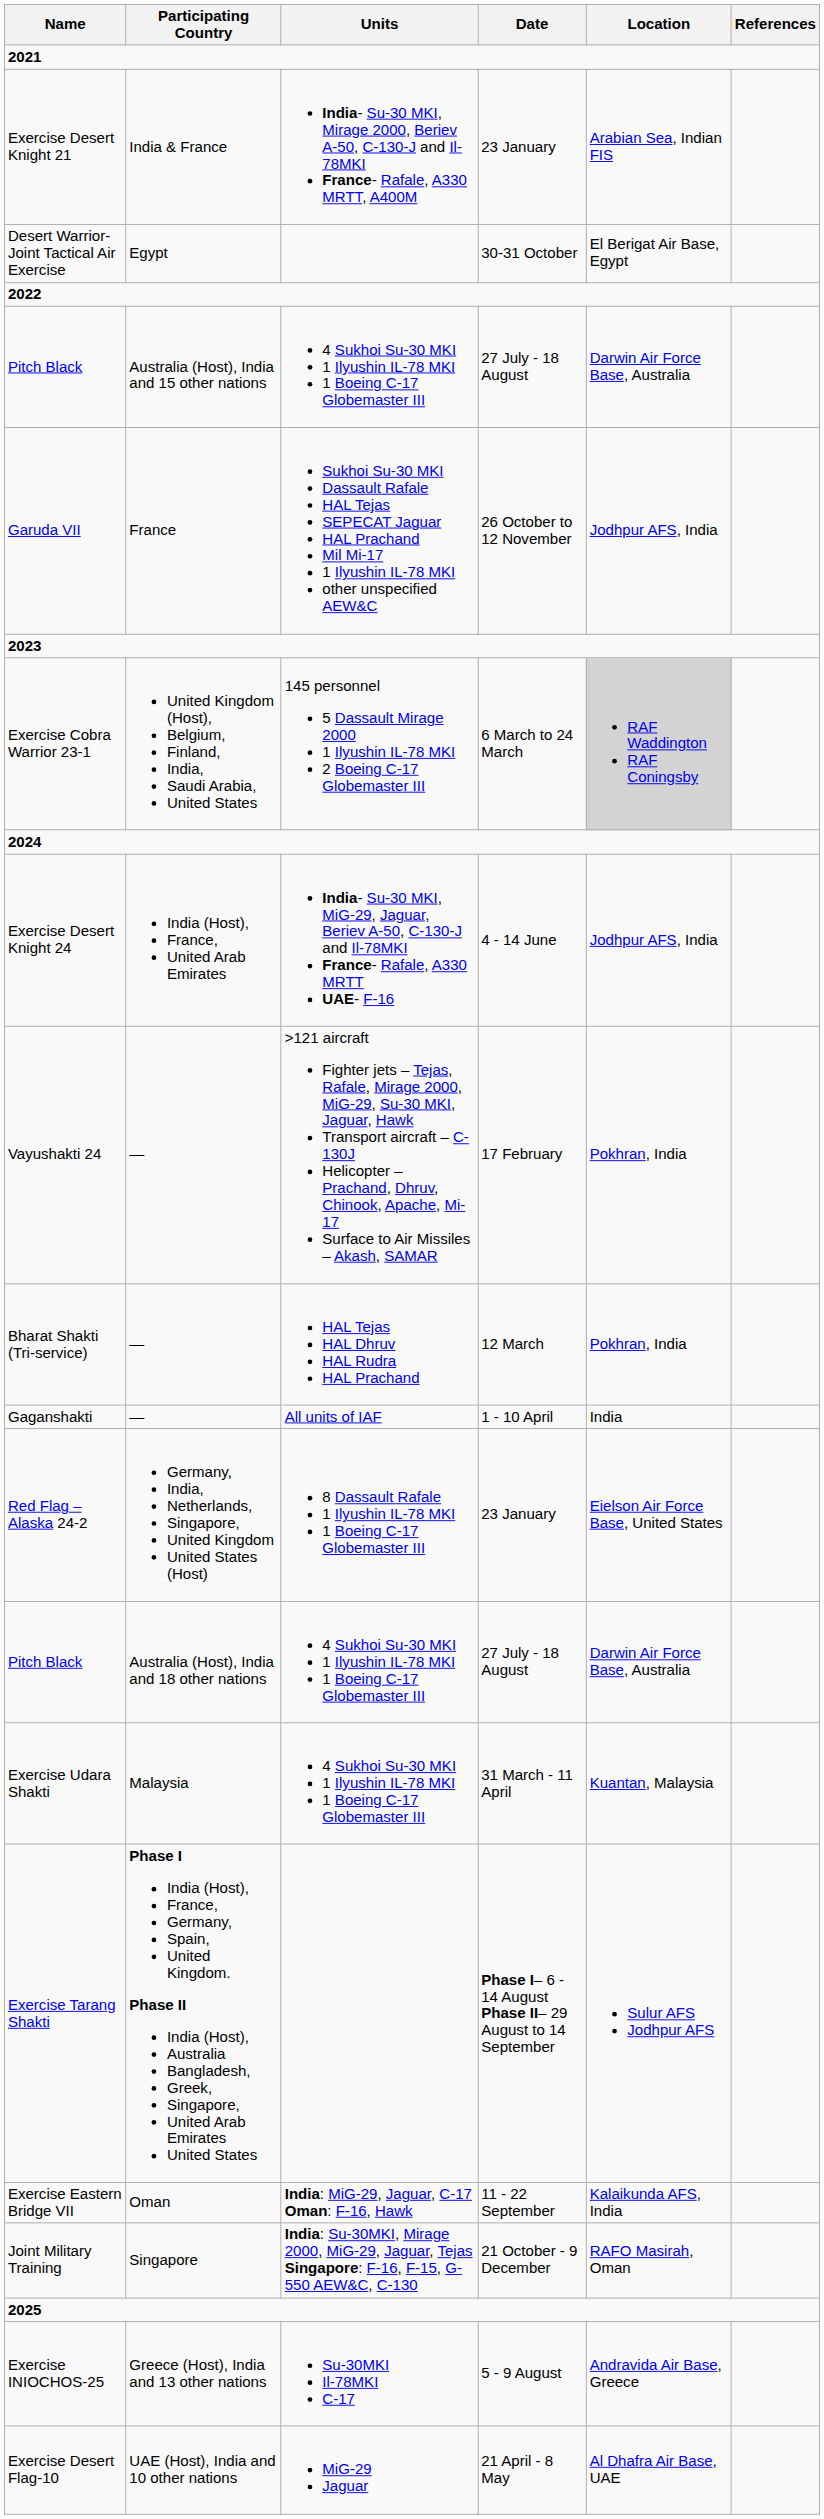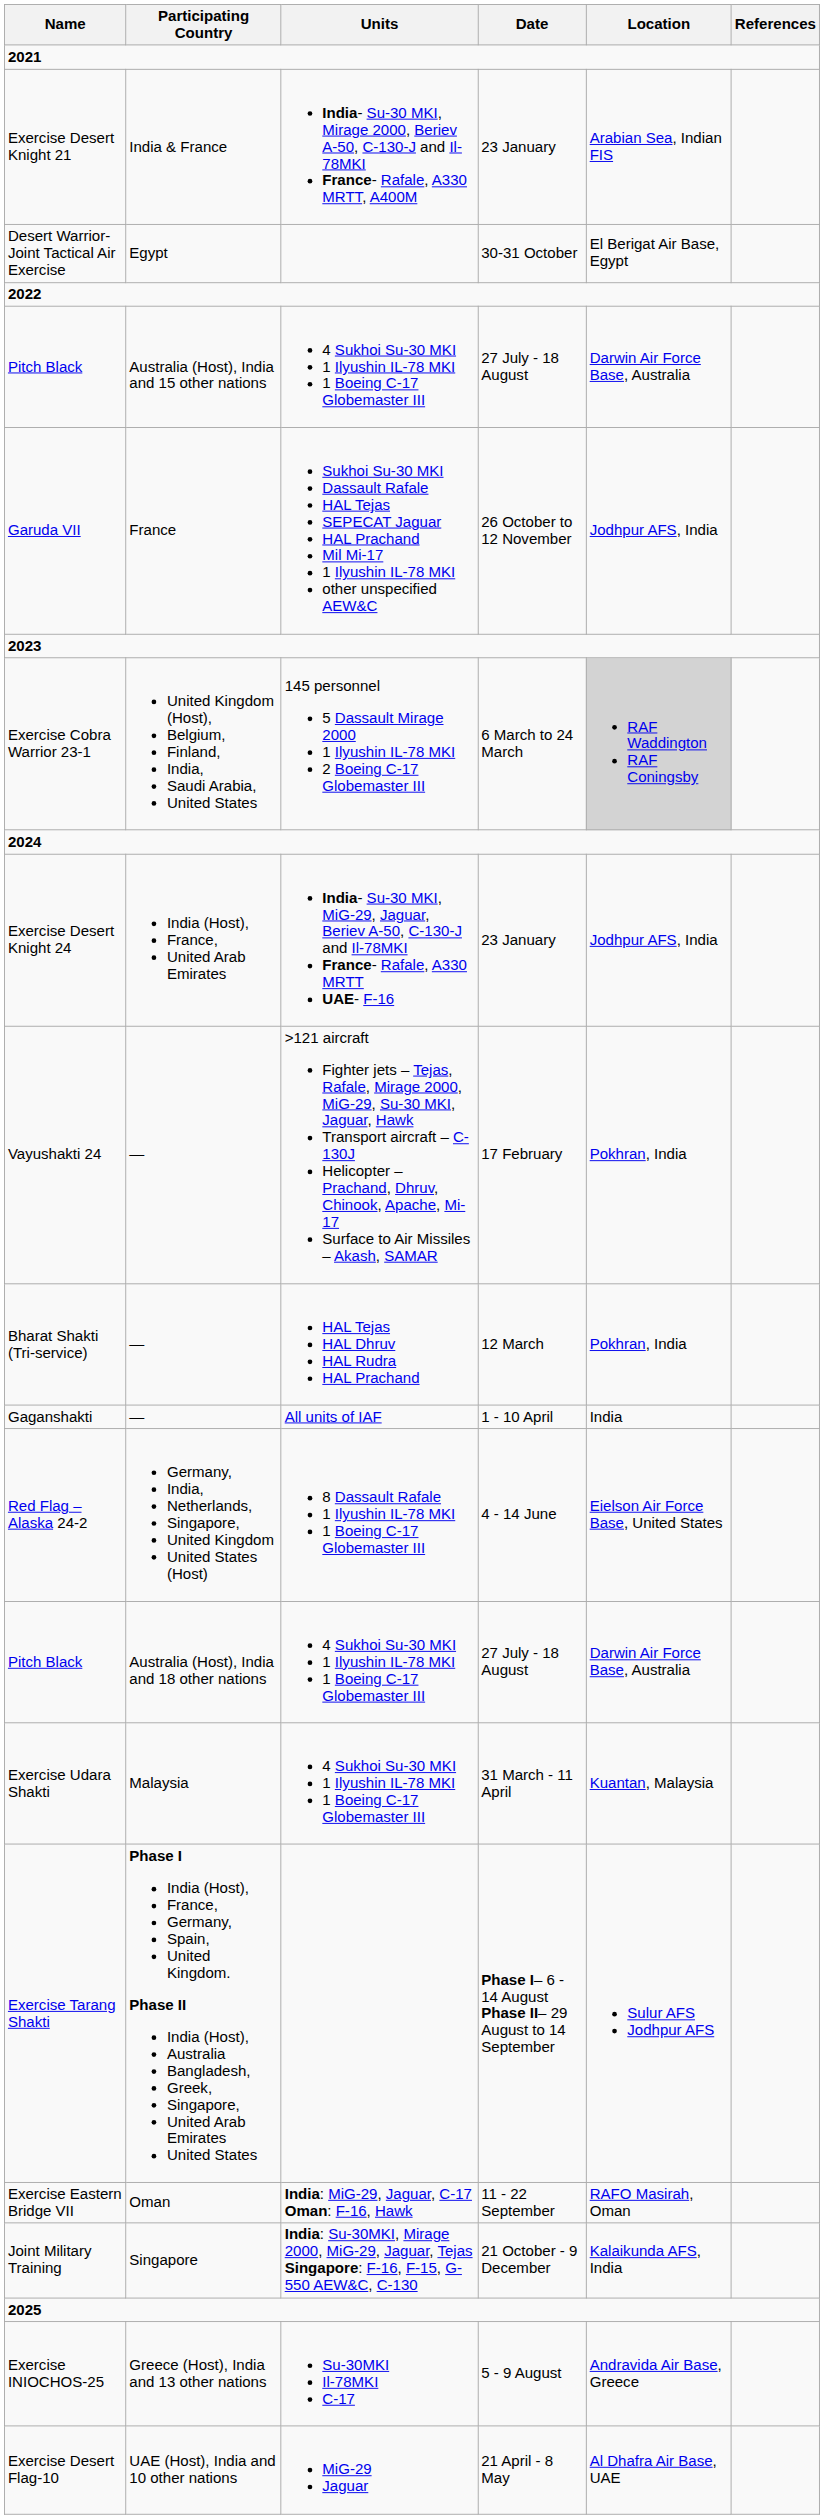(519, 940) 4 - 14 June -> (518, 940) 23 January
(518, 1515) 23 January -> (519, 1515) 4 - 14 June
(645, 2202) Kalaikunda AFS, India -> (641, 2202) RAFO Masirah, Oman
(641, 2260) RAFO Masirah, Oman -> (645, 2260) Kalaikunda AFS, India
